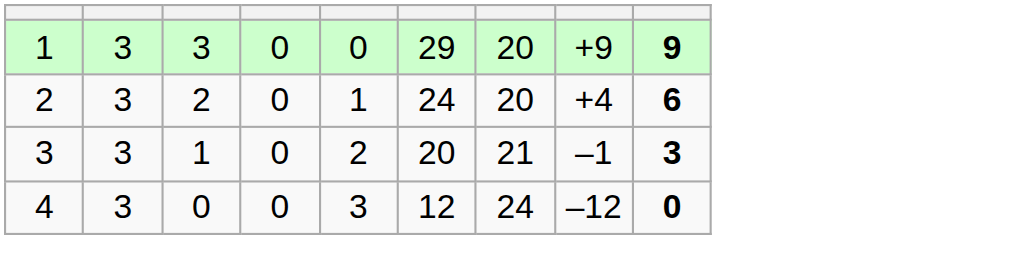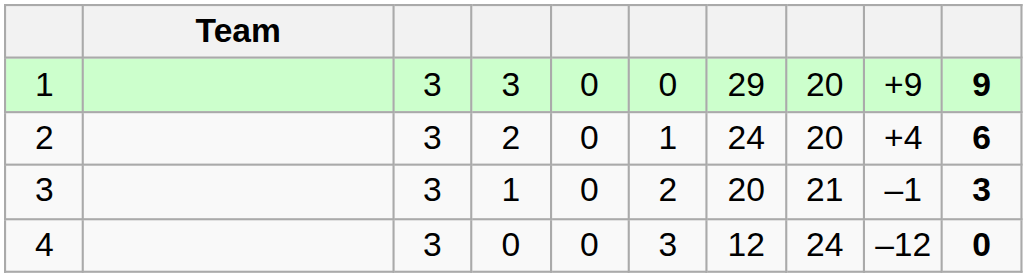+ column: (238, 31)
